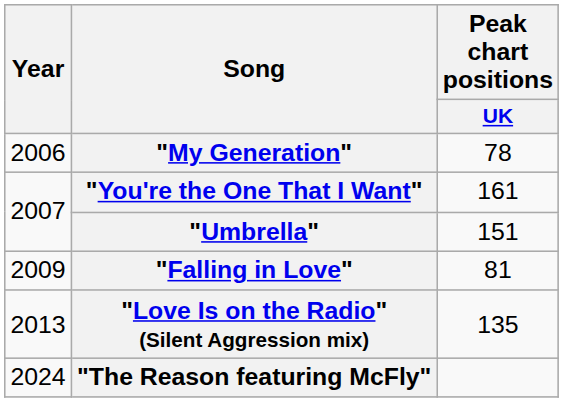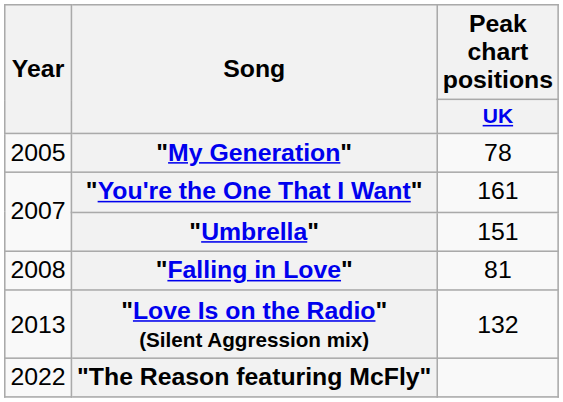(38, 152) 2006 -> (38, 152) 2005
(38, 270) 2009 -> (38, 270) 2008
(498, 323) 135 -> (498, 323) 132
(38, 377) 2024 -> (38, 377) 2022
